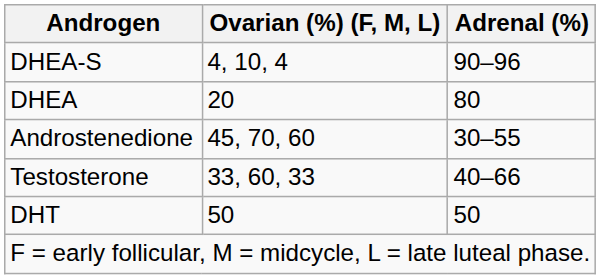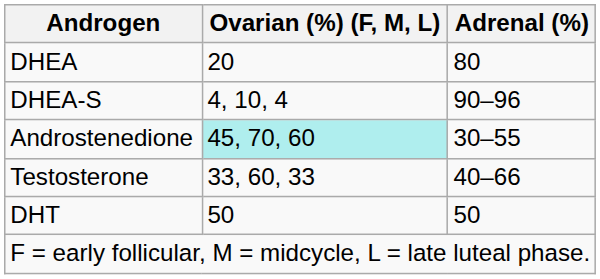rows swapped: (44, 100) <-> (56, 61)
(261, 138) no background -> (261, 138) paleturquoise background
